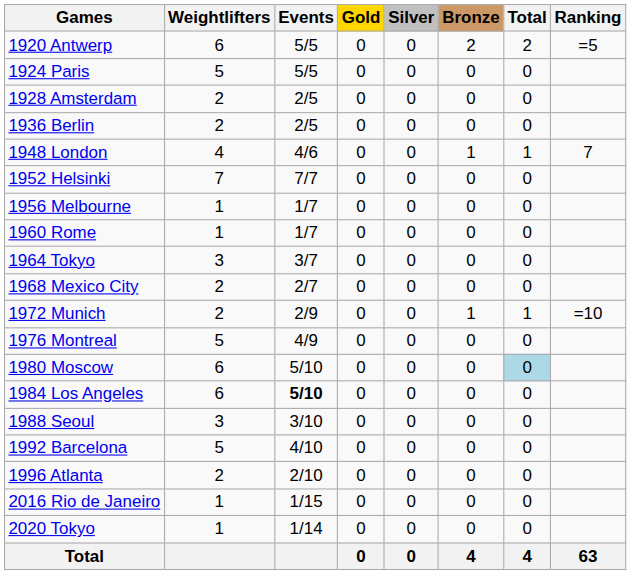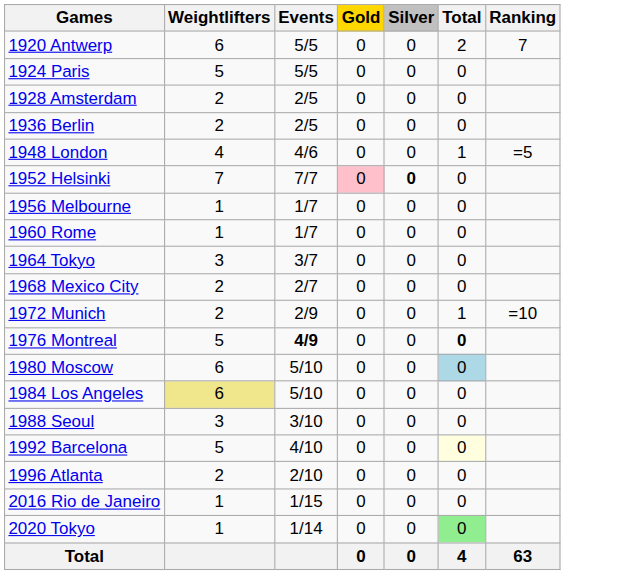- column: (471, 17)
(588, 44) =5 -> (523, 44) 7
(588, 152) 7 -> (523, 152) =5
(361, 179) no background -> (361, 179) pink background
(411, 179) normal -> (411, 179) bold
(306, 340) normal -> (306, 340) bold
(527, 340) normal -> (462, 340) bold
(219, 394) no background -> (219, 394) khaki background
(306, 394) bold -> (306, 394) normal
(527, 448) no background -> (462, 448) lightyellow background
(527, 529) no background -> (462, 529) lightgreen background
